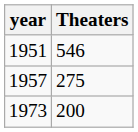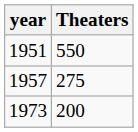(70, 50) 546 -> (70, 50) 550
